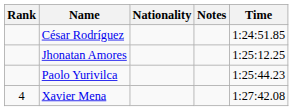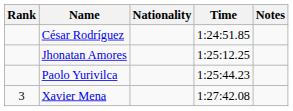columns swapped: (259, 14) <-> (212, 14)
(22, 96) 4 -> (22, 96) 3
